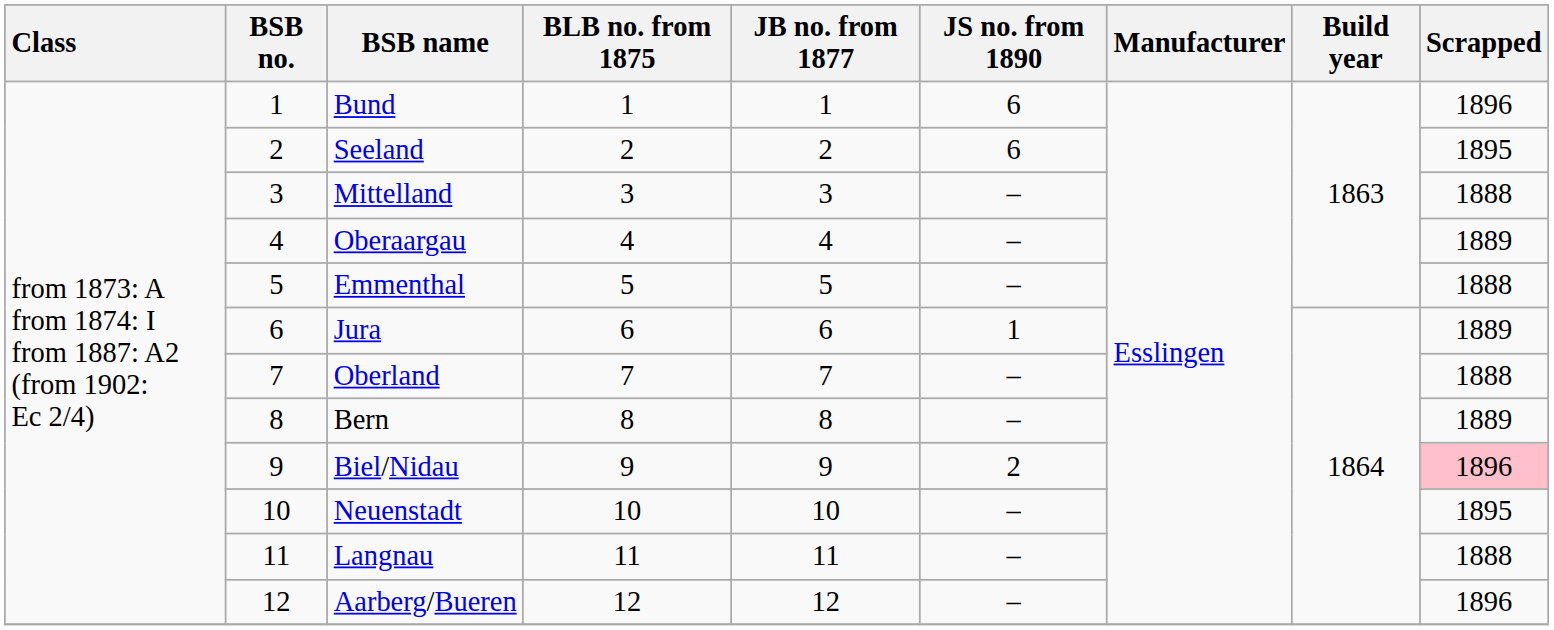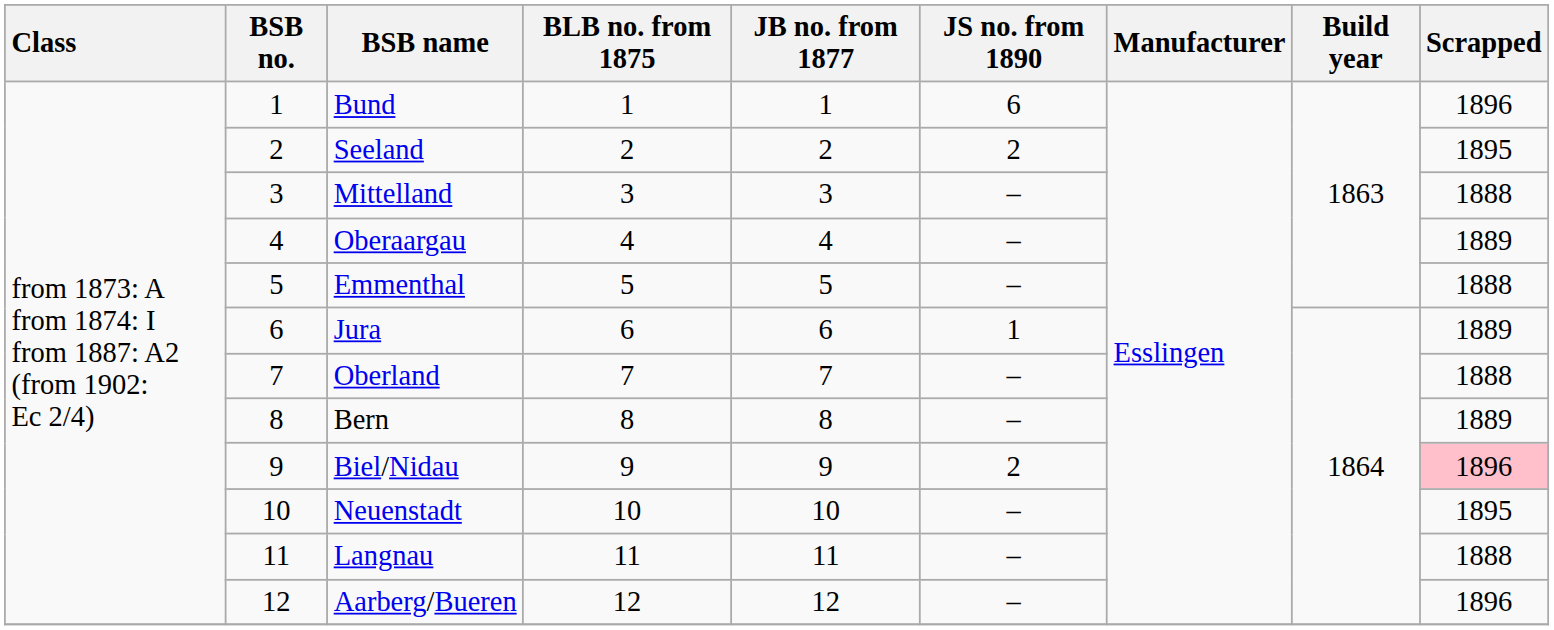(1014, 149) 6 -> (1014, 149) 2
